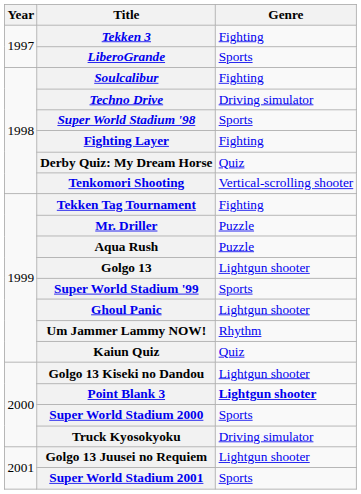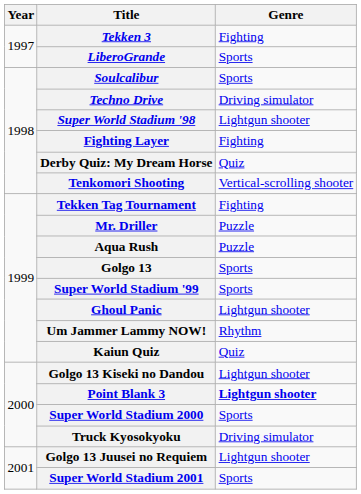(241, 78) Fighting -> (236, 78) Sports
(236, 120) Sports -> (264, 120) Lightgun shooter
(264, 267) Lightgun shooter -> (236, 267) Sports
